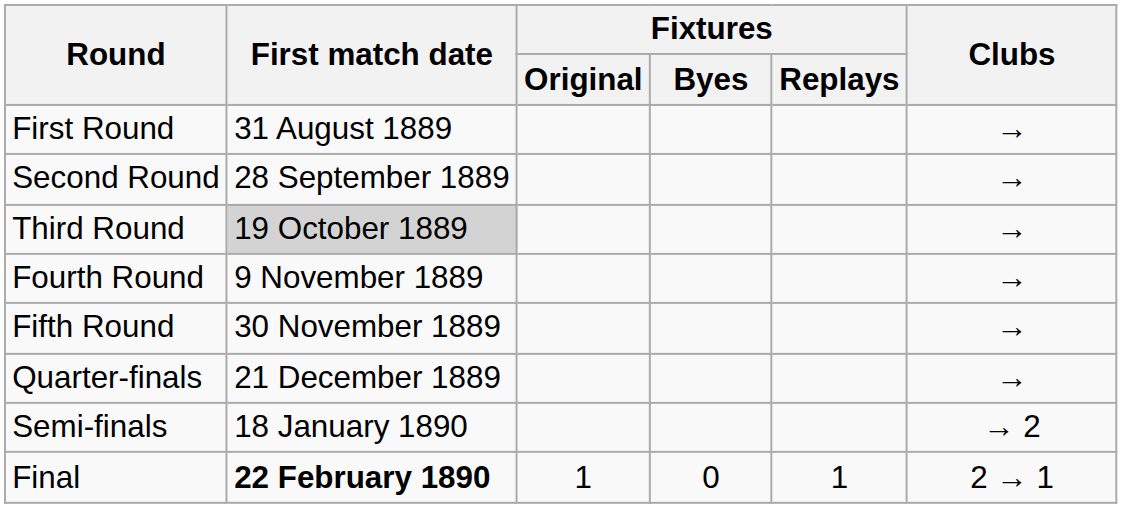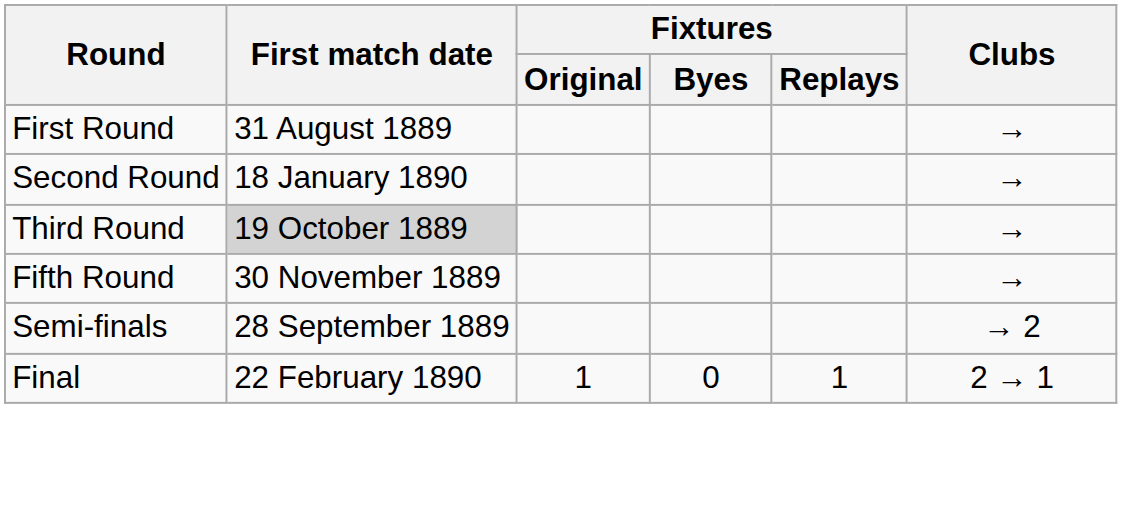(372, 178) 28 September 1889 -> (351, 178) 18 January 1890
- row: (108, 278)
- row: (107, 377)
(351, 427) 18 January 1890 -> (372, 327) 28 September 1889
(362, 476) bold -> (358, 377) normal
